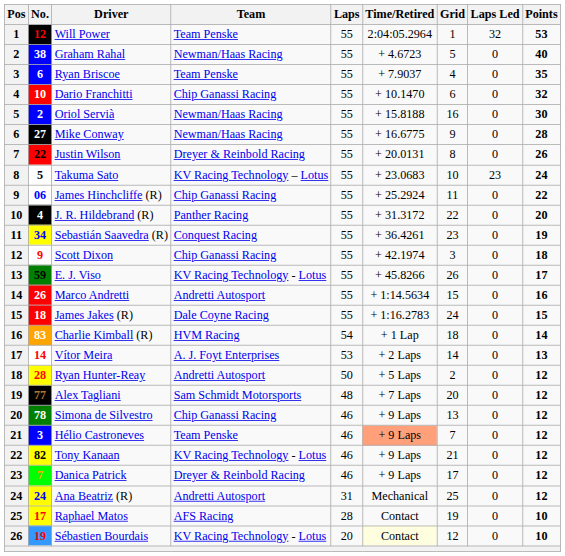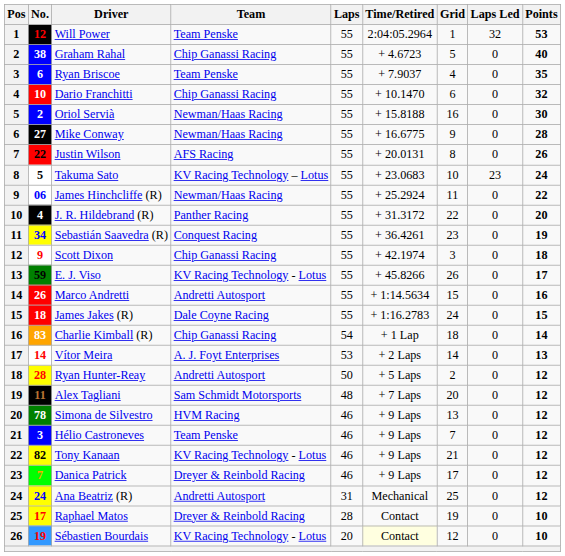(228, 54) Newman/Haas Racing -> (225, 54) Chip Ganassi Racing
(239, 155) Dreyer & Reinbold Racing -> (204, 155) AFS Racing
(225, 195) Chip Ganassi Racing -> (228, 195) Newman/Haas Racing
(207, 335) HVM Racing -> (225, 335) Chip Ganassi Racing
(40, 395) 77 -> (40, 395) 11
(225, 415) Chip Ganassi Racing -> (207, 415) HVM Racing
(400, 435) lightsalmon background -> (400, 435) no background
(204, 515) AFS Racing -> (239, 515) Dreyer & Reinbold Racing
